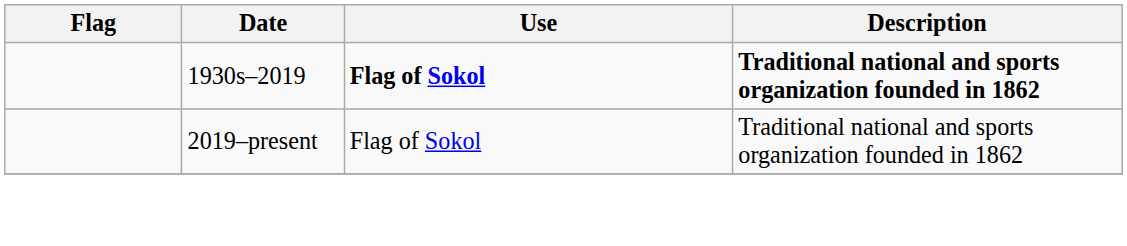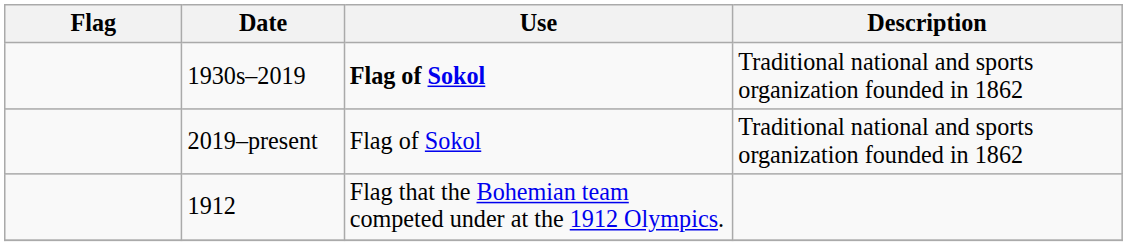(899, 75) bold -> (886, 75) normal
+ row: (212, 206)
